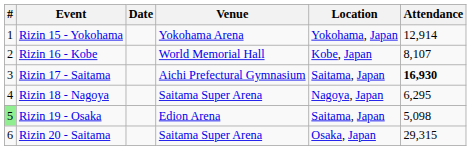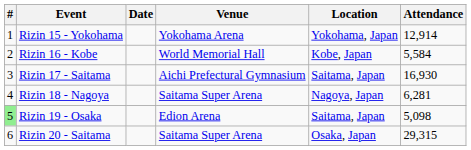(417, 55) 8,107 -> (417, 55) 5,584
(420, 75) bold -> (420, 75) normal
(417, 95) 6,295 -> (417, 95) 6,281
